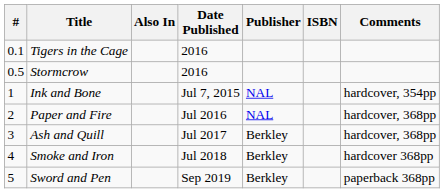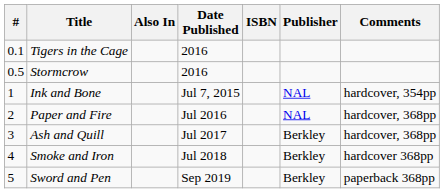columns swapped: (273, 22) <-> (322, 22)
